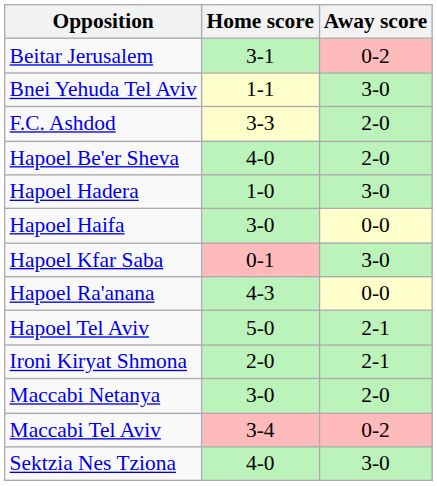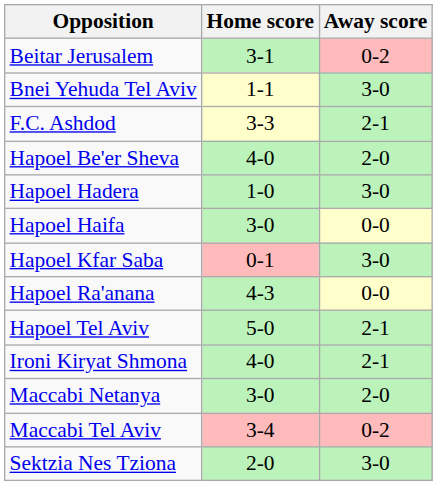(376, 123) 2-0 -> (376, 123) 2-1
(260, 361) 2-0 -> (260, 361) 4-0
(260, 463) 4-0 -> (260, 463) 2-0
